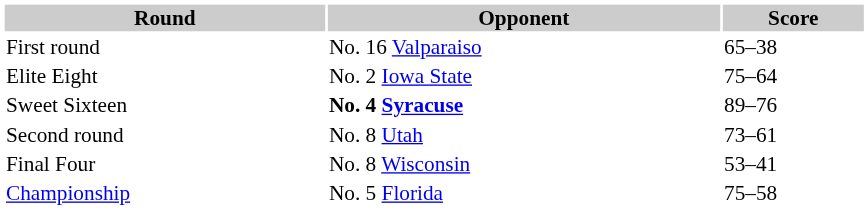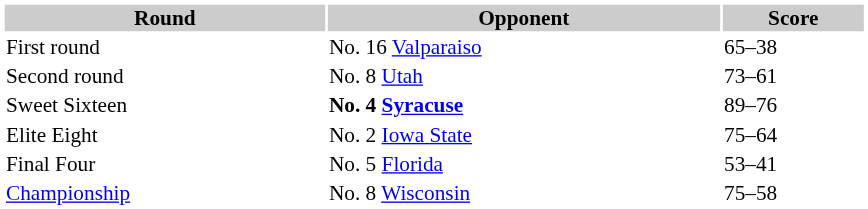rows swapped: (65, 134) <-> (52, 76)
(400, 164) No. 8 Wisconsin -> (386, 164) No. 5 Florida
(386, 193) No. 5 Florida -> (400, 193) No. 8 Wisconsin
